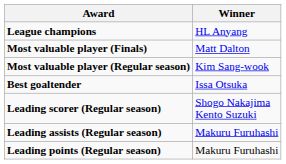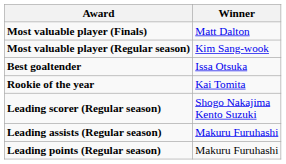- row: (52, 31)
+ row: (51, 84)
